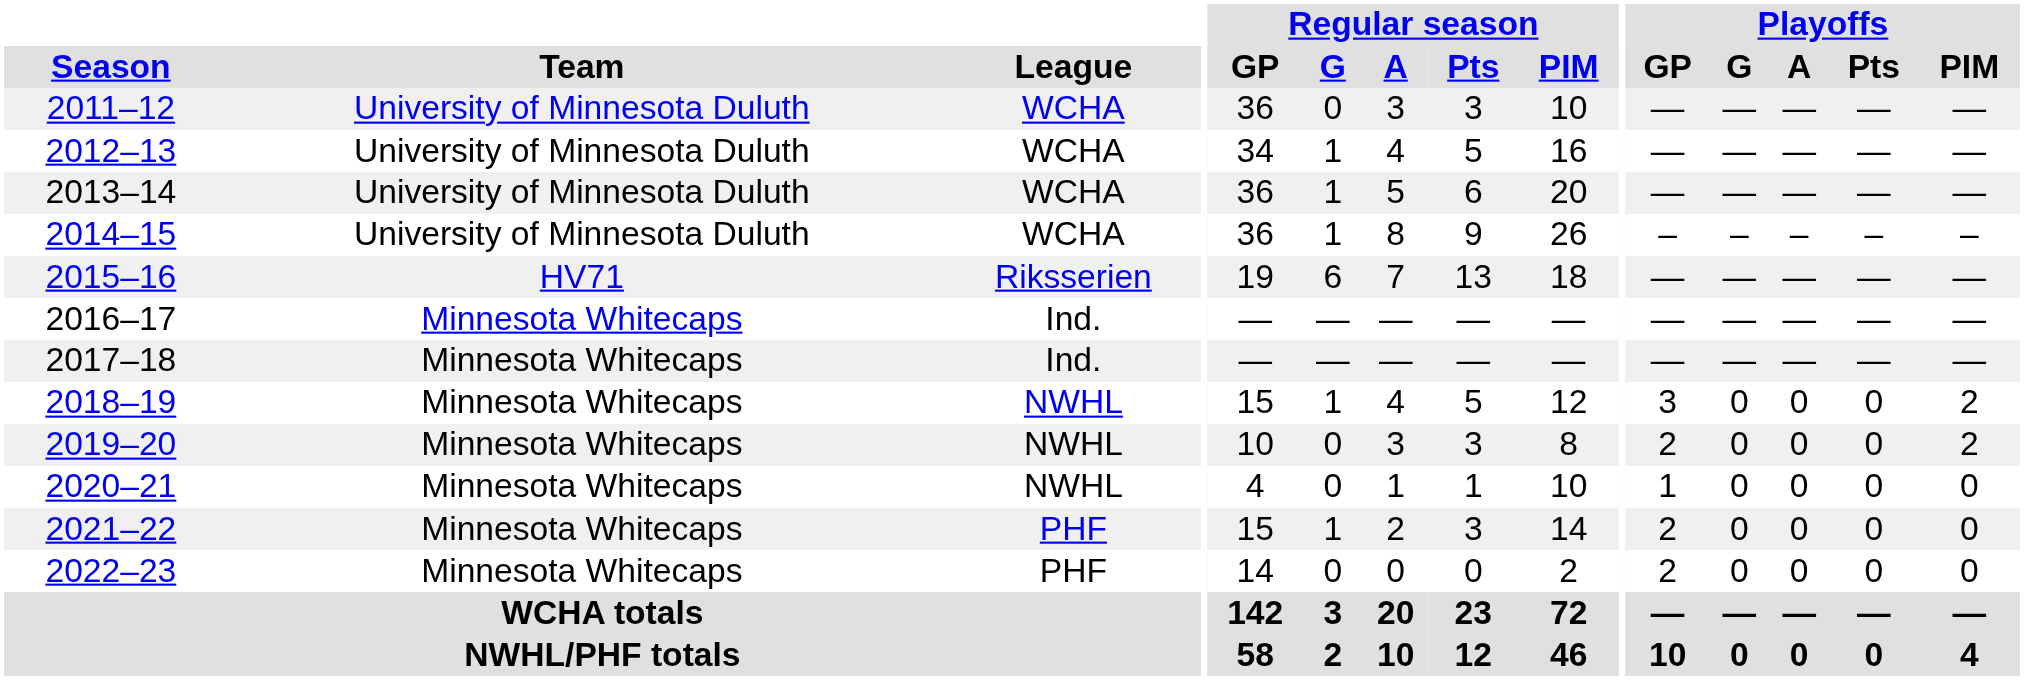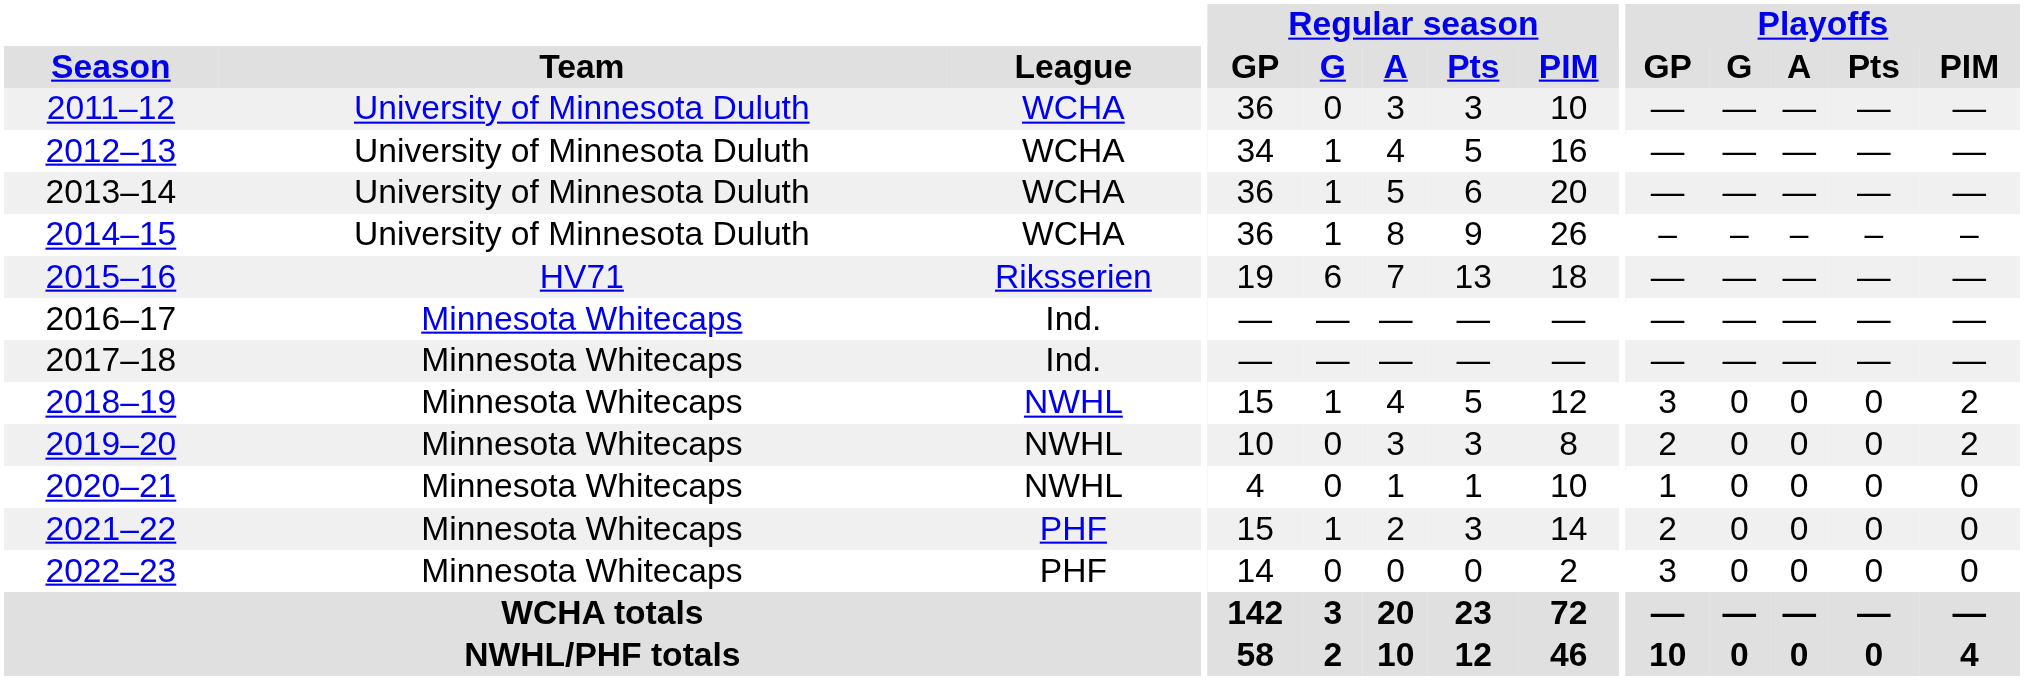(1668, 570) 2 -> (1668, 570) 3
